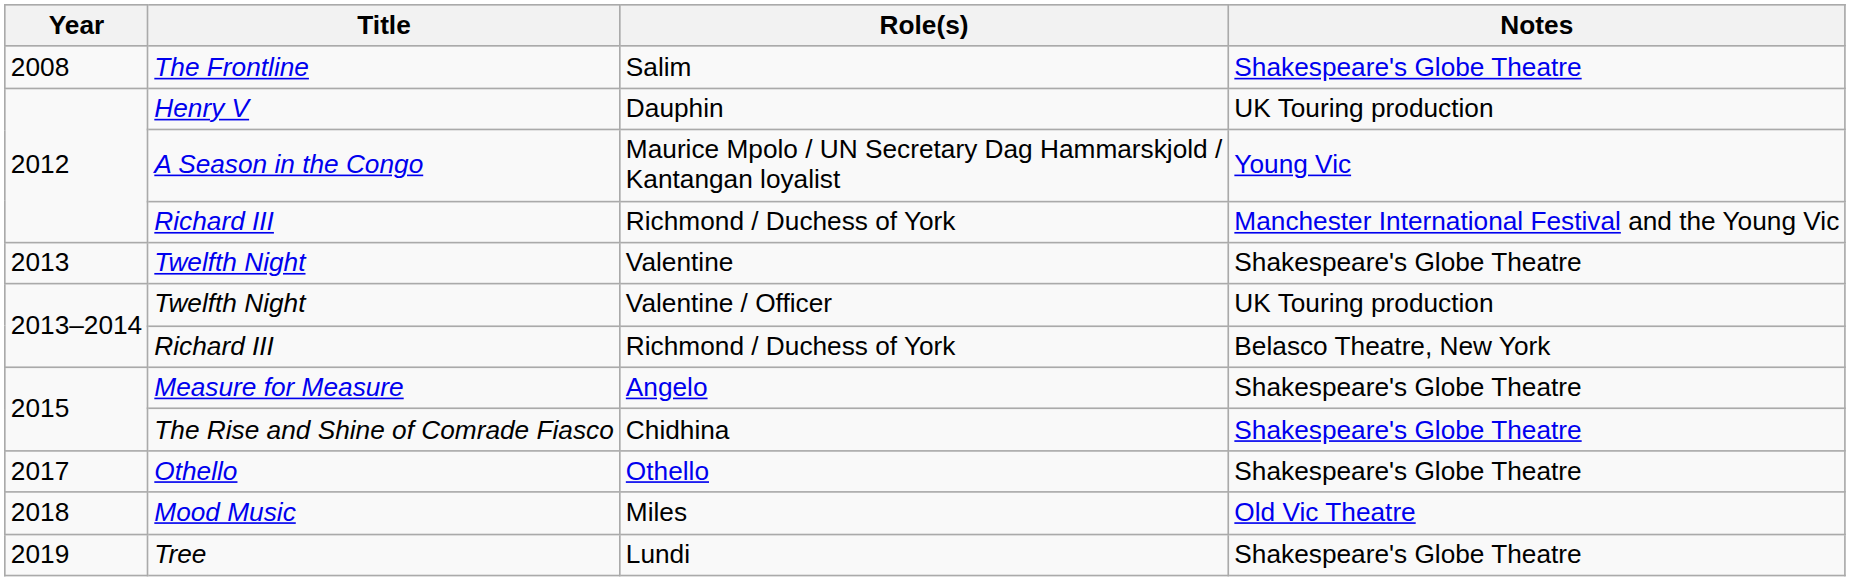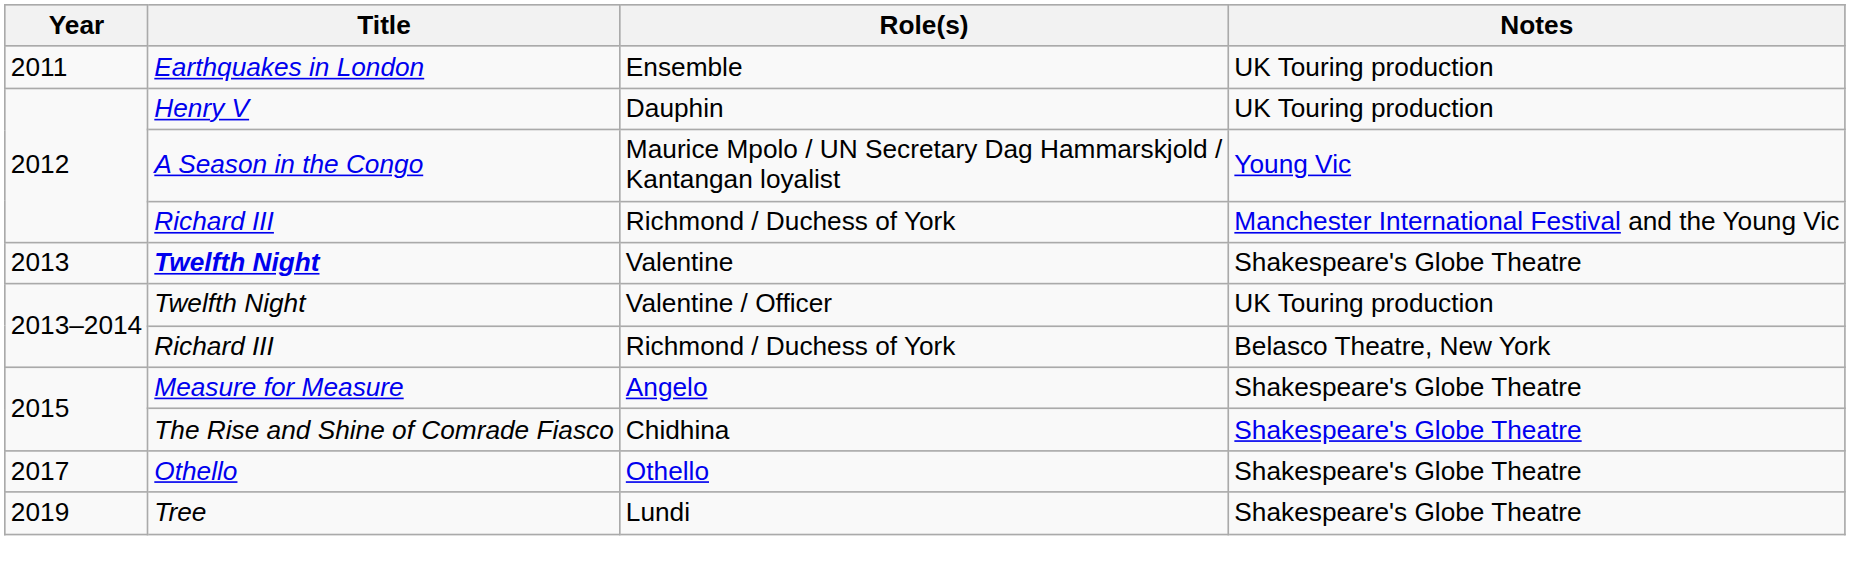- row: (40, 66)
+ row: (39, 66)
(230, 262) normal -> (237, 262) bold
- row: (40, 512)
